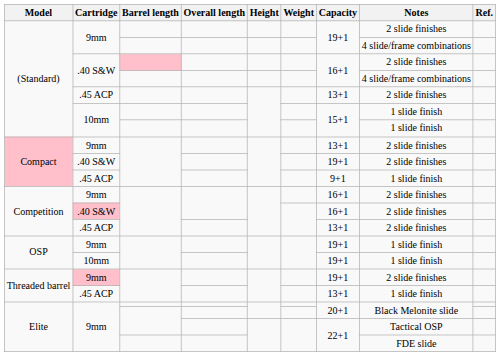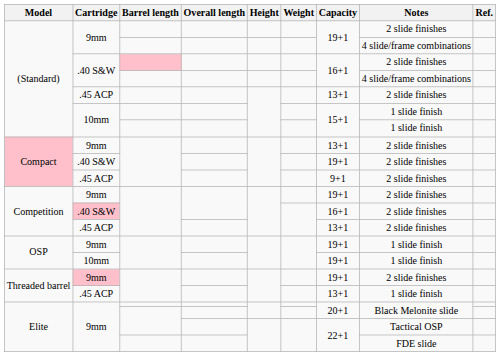(416, 178) 1 slide finish -> (416, 178) 2 slide finishes
(338, 194) 16+1 -> (338, 194) 19+1
